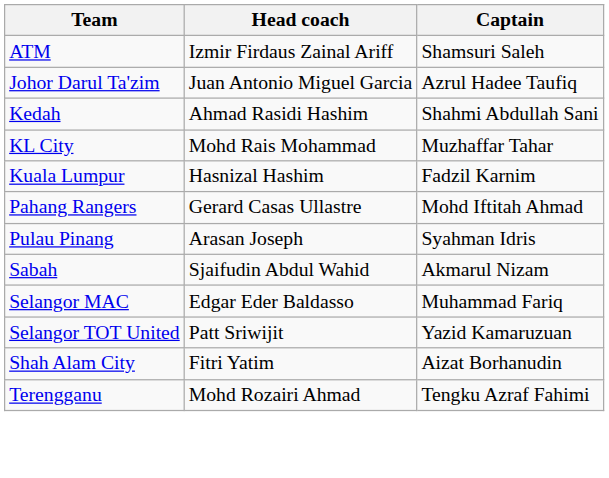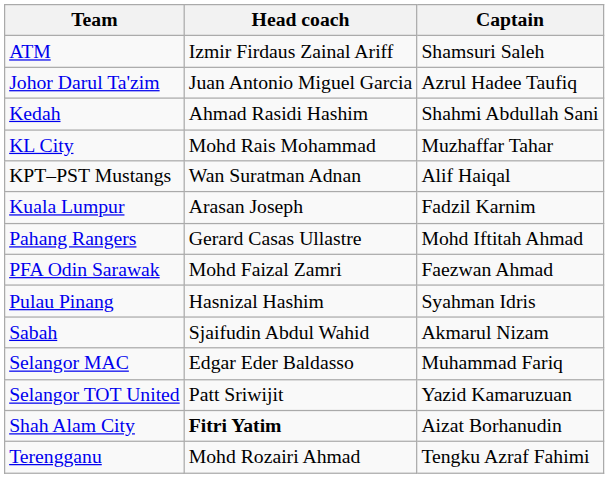+ row: (90, 176)
(256, 176) Hasnizal Hashim -> (246, 207) Arasan Joseph
+ row: (84, 269)
(246, 238) Arasan Joseph -> (256, 301) Hasnizal Hashim
(231, 363) normal -> (235, 425) bold
